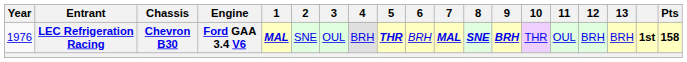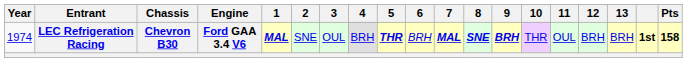(20, 38) 1976 -> (20, 38) 1974
